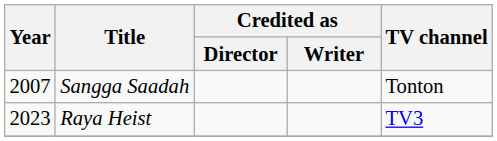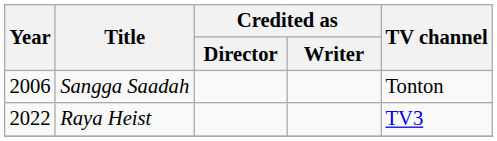(30, 86) 2007 -> (30, 86) 2006
(30, 119) 2023 -> (30, 119) 2022
